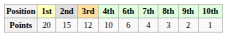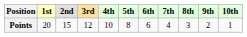+ column: (128, 11)
